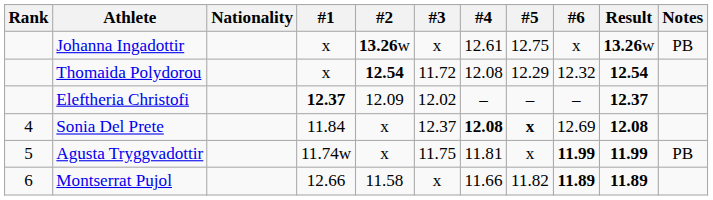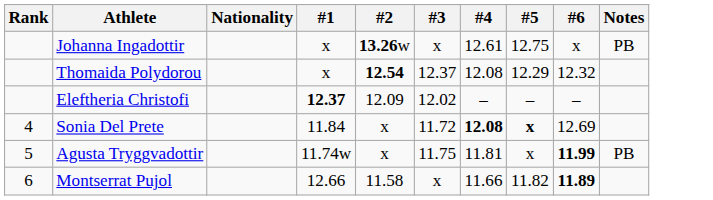- column: (629, 18)
(437, 72) 11.72 -> (437, 72) 12.37
(437, 126) 12.37 -> (437, 126) 11.72
